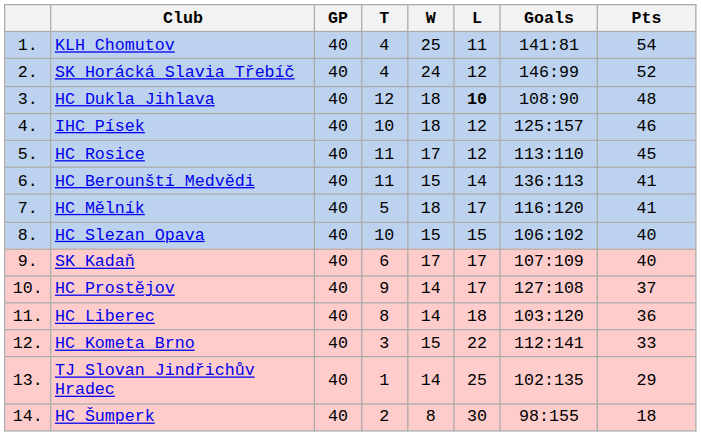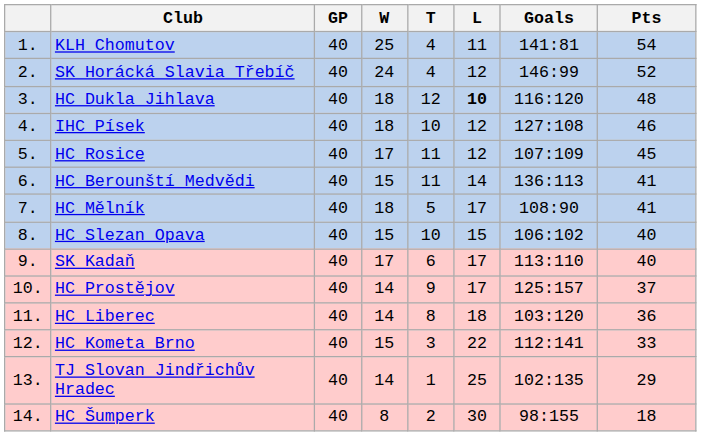columns swapped: (431, 18) <-> (384, 18)
(549, 100) 108:90 -> (549, 100) 116:120
(549, 127) 125:157 -> (549, 127) 127:108
(549, 154) 113:110 -> (549, 154) 107:109
(549, 208) 116:120 -> (549, 208) 108:90
(549, 262) 107:109 -> (549, 262) 113:110
(549, 289) 127:108 -> (549, 289) 125:157
